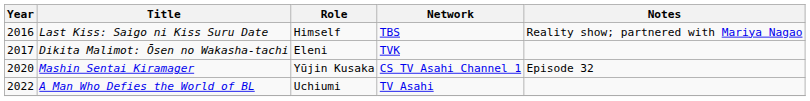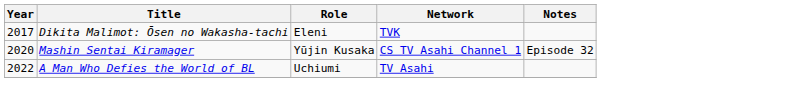- row: (154, 32)
